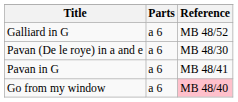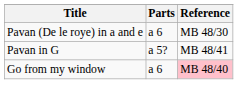- row: (38, 32)
(155, 69) a 6 -> (158, 50) a 5?
